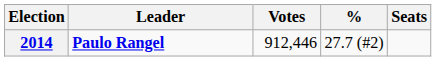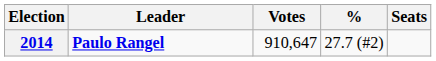(291, 42) 912,446 -> (291, 42) 910,647
